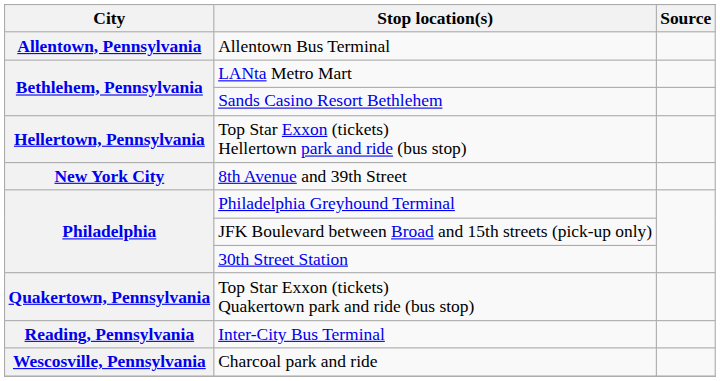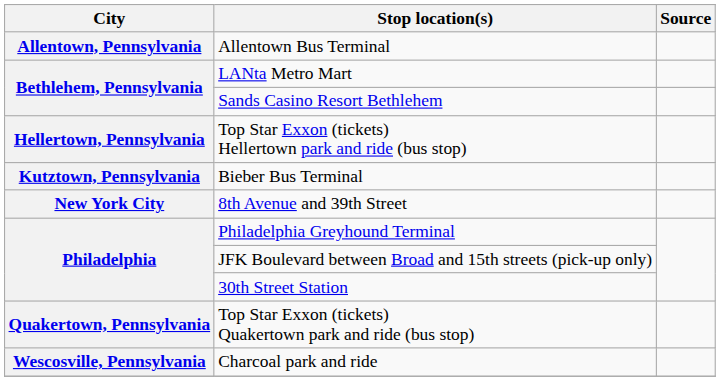+ row: (291, 176)
- row: (302, 334)
